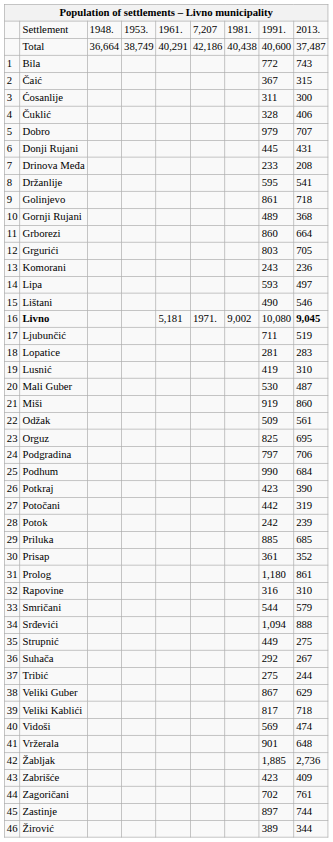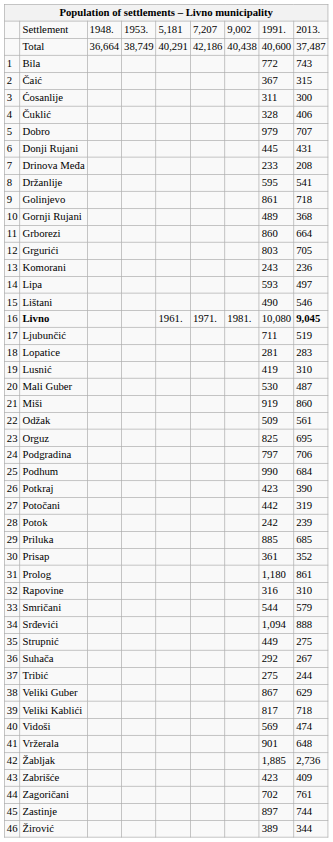(171, 30) 1961. -> (171, 30) 5,181
(239, 30) 1981. -> (239, 30) 9,002
(171, 319) 5,181 -> (171, 319) 1961.
(239, 319) 9,002 -> (239, 319) 1981.
